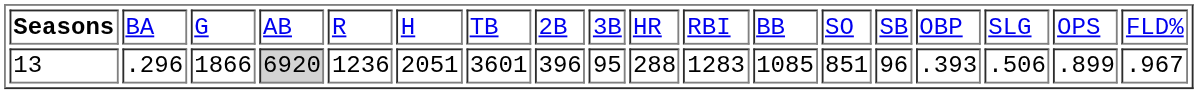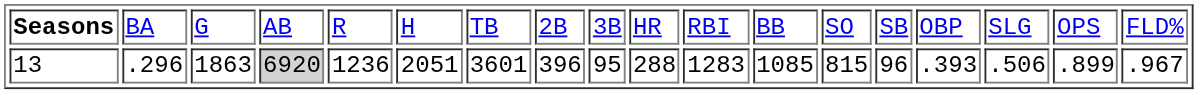(223, 66) 1866 -> (223, 66) 1863
(847, 66) 851 -> (847, 66) 815
